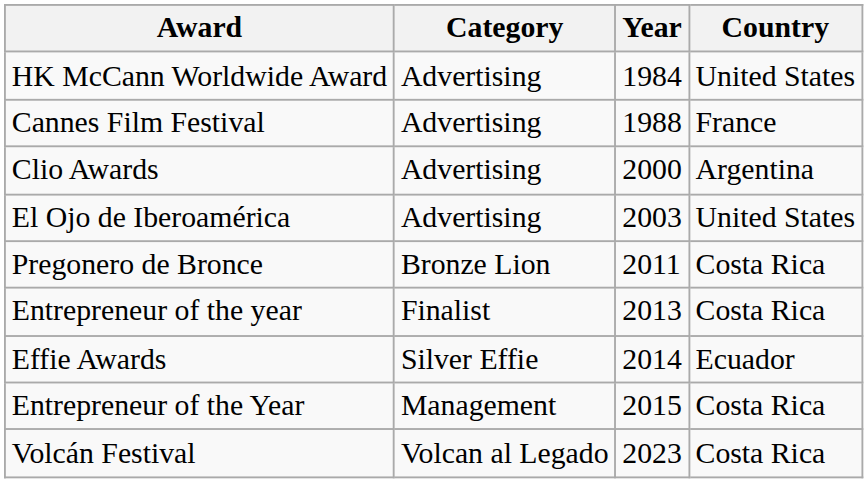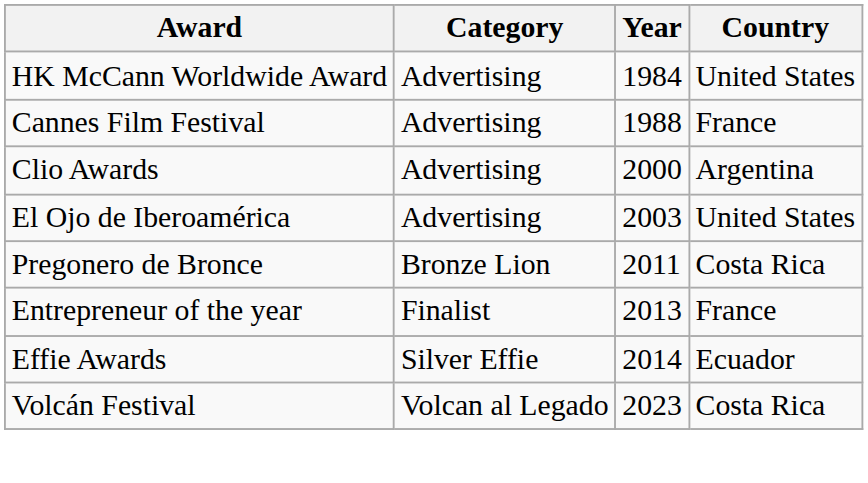(760, 311) Costa Rica -> (736, 311) France
- row: (158, 405)
